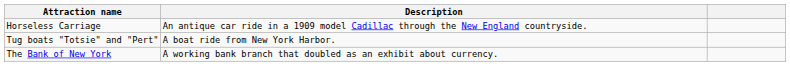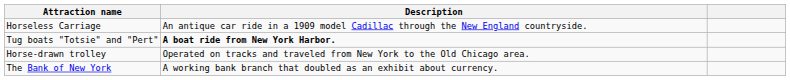(249, 40) normal -> (249, 40) bold
+ row: (56, 54)
